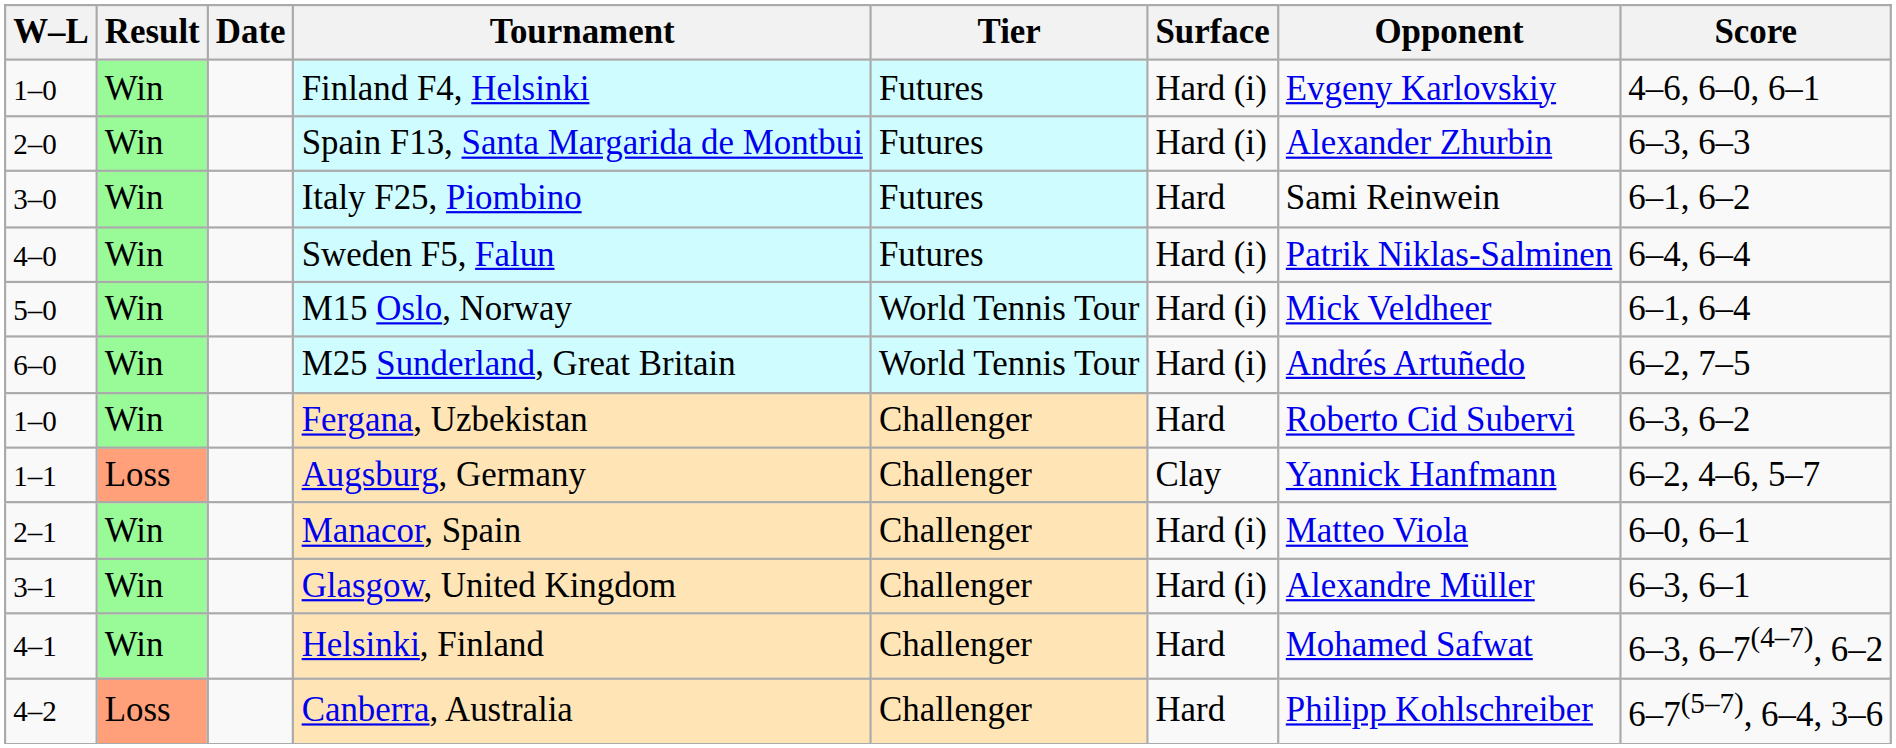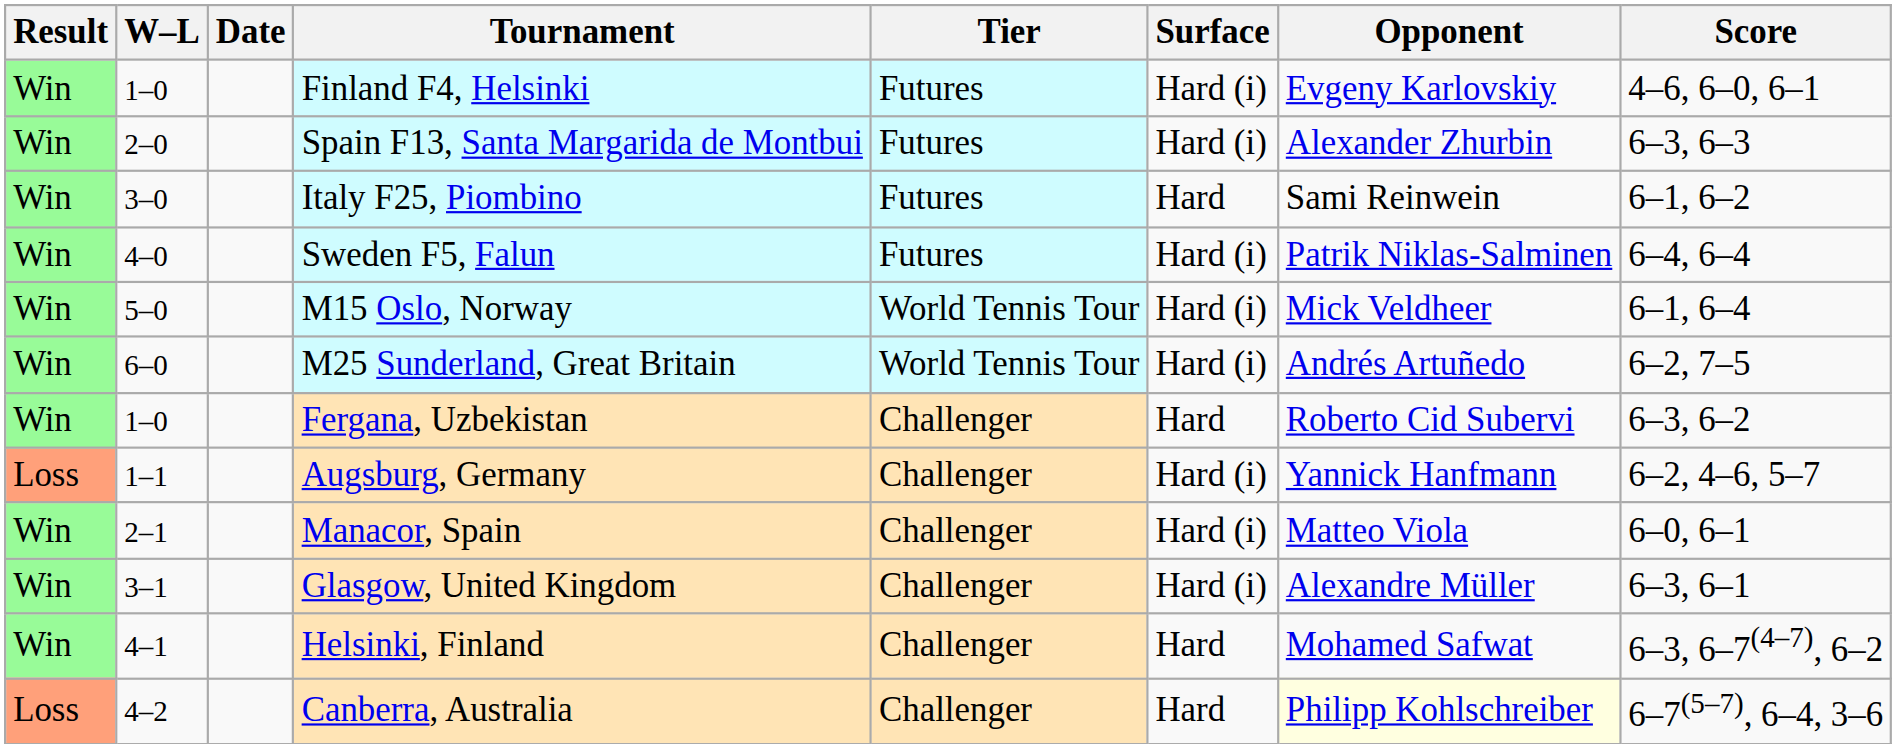columns swapped: (152, 32) <-> (51, 32)
(1188, 474) Clay -> (1211, 474) Hard (i)
(1439, 710) no background -> (1439, 710) lightyellow background
